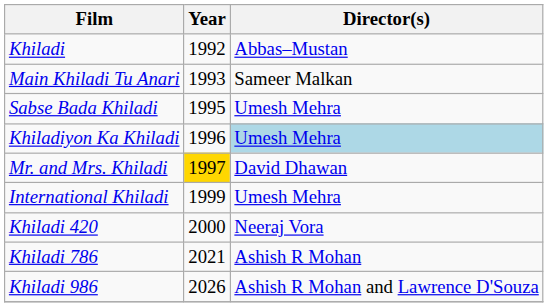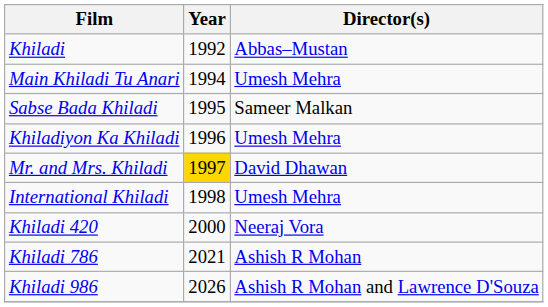(207, 78) 1993 -> (207, 78) 1994
(293, 78) Sameer Malkan -> (288, 78) Umesh Mehra
(288, 108) Umesh Mehra -> (293, 108) Sameer Malkan
(288, 138) lightblue background -> (288, 138) no background
(207, 197) 1999 -> (207, 197) 1998
